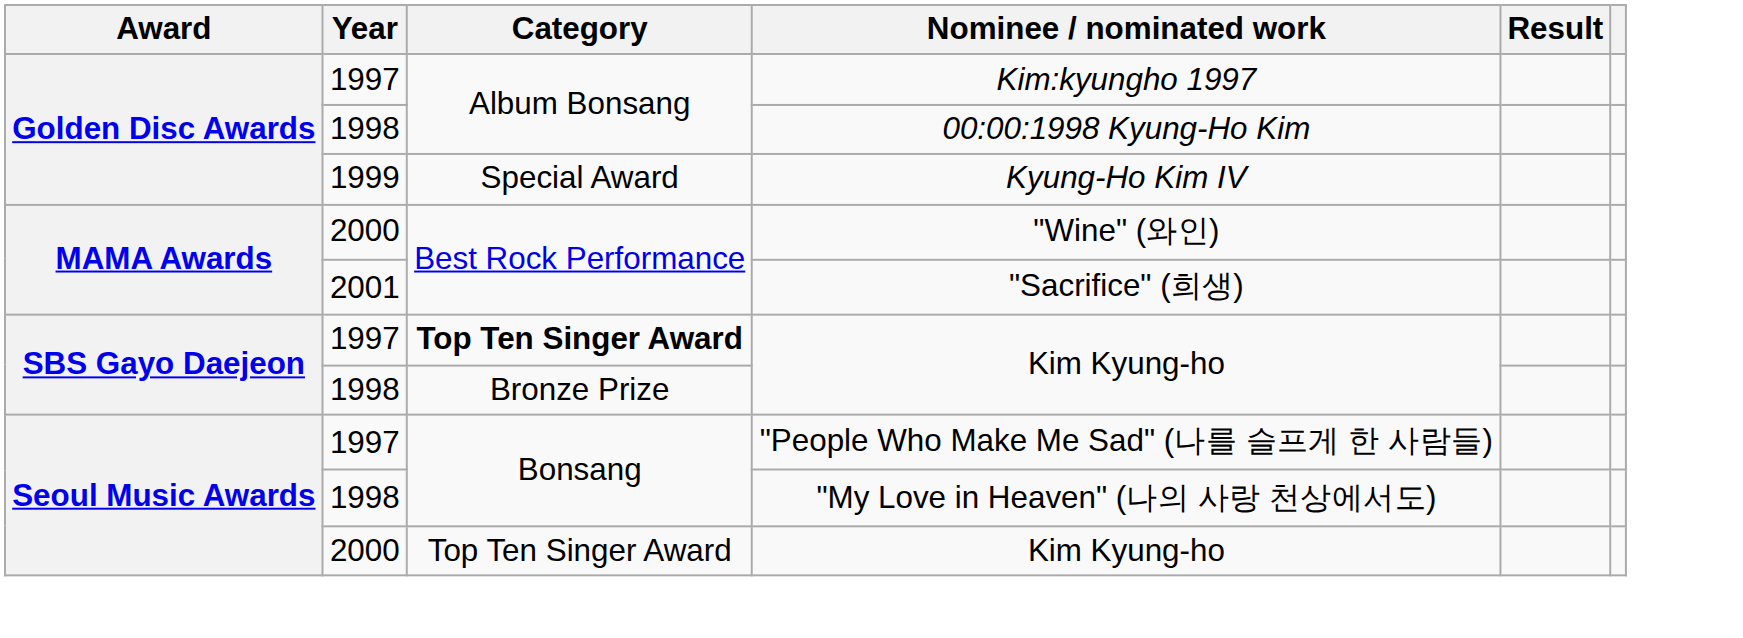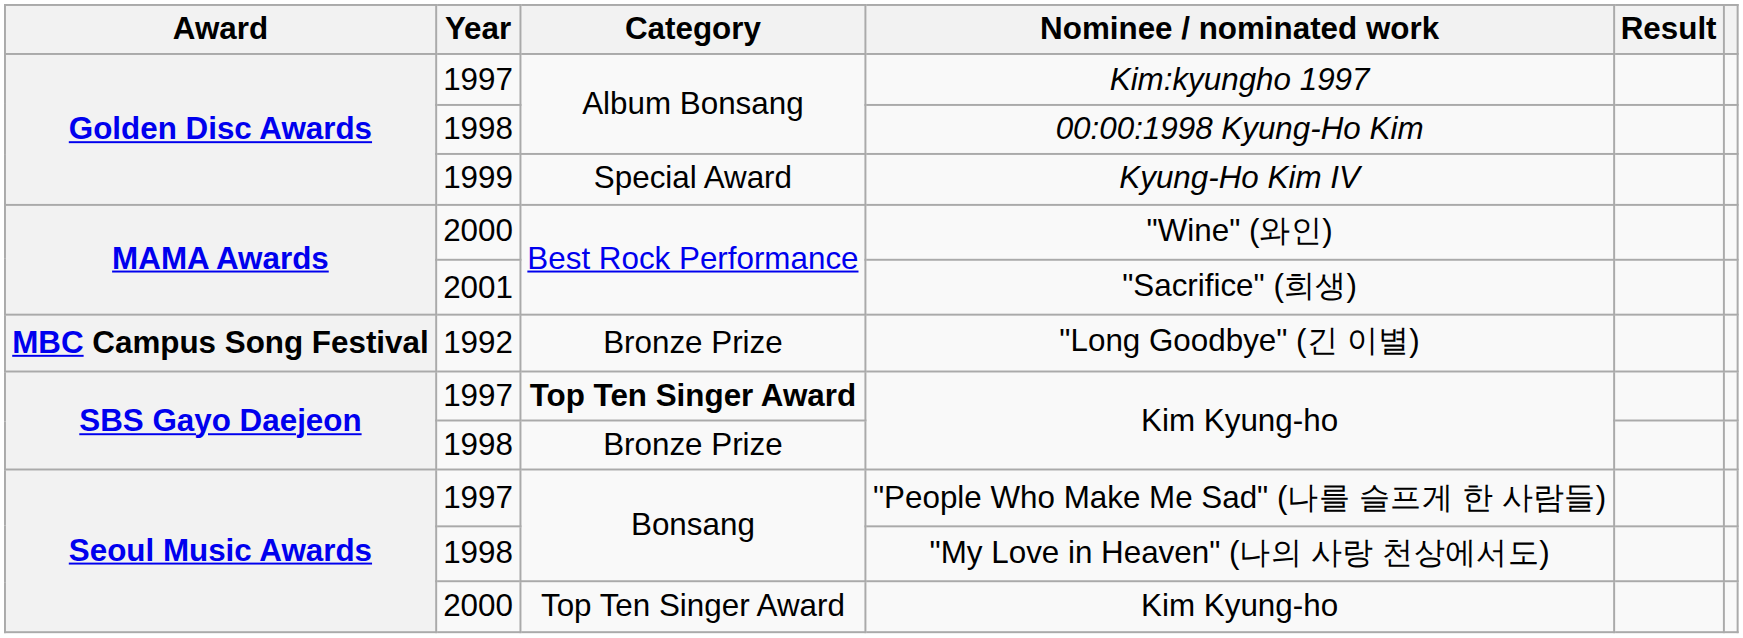+ row: (478, 342)
